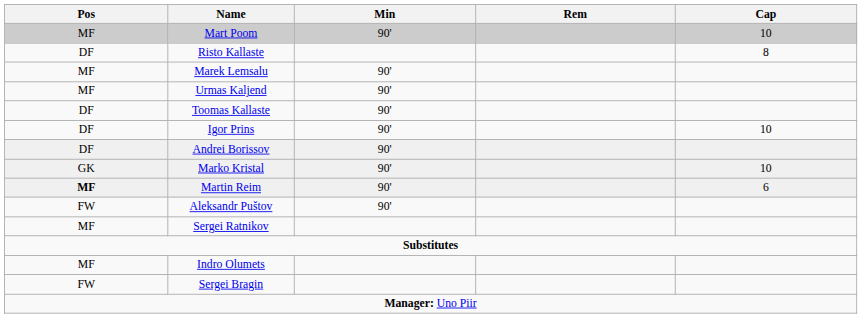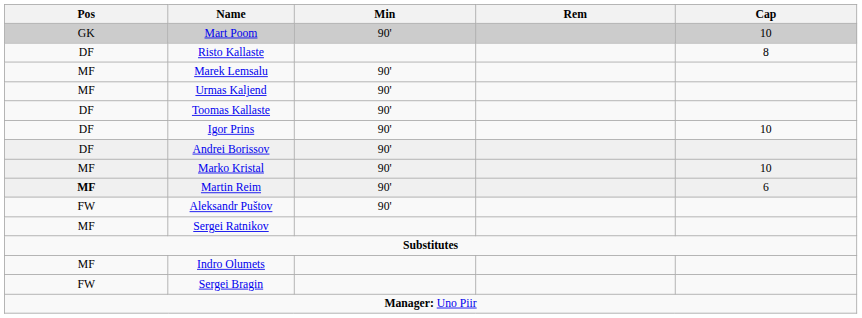(86, 33) MF -> (86, 33) GK
(86, 168) GK -> (86, 168) MF
